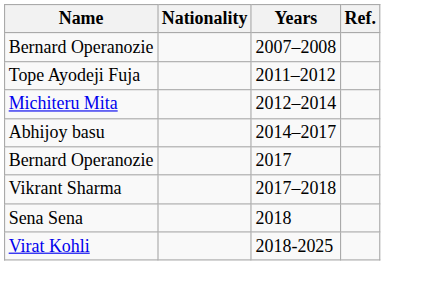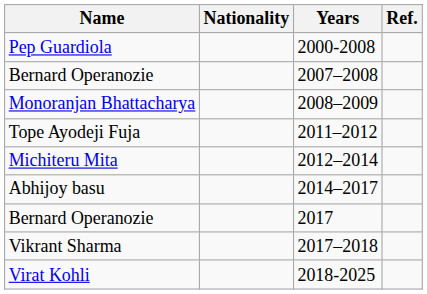+ row: (60, 47)
+ row: (102, 103)
- row: (46, 217)
